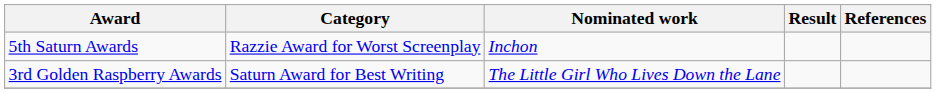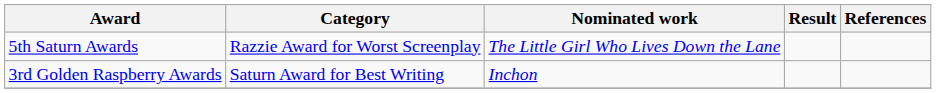(513, 46) Inchon -> (635, 46) The Little Girl Who Lives Down the Lane
(635, 74) The Little Girl Who Lives Down the Lane -> (513, 74) Inchon
